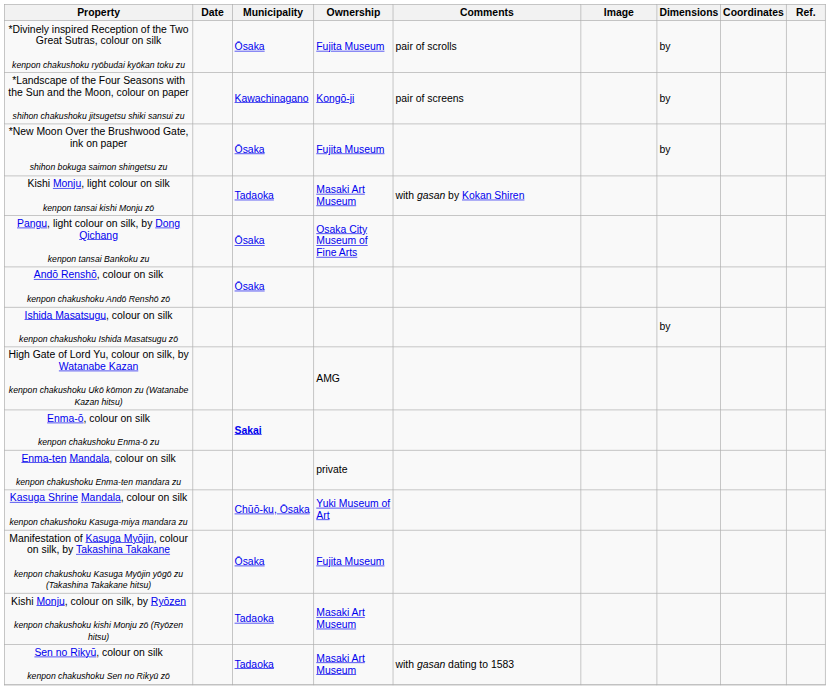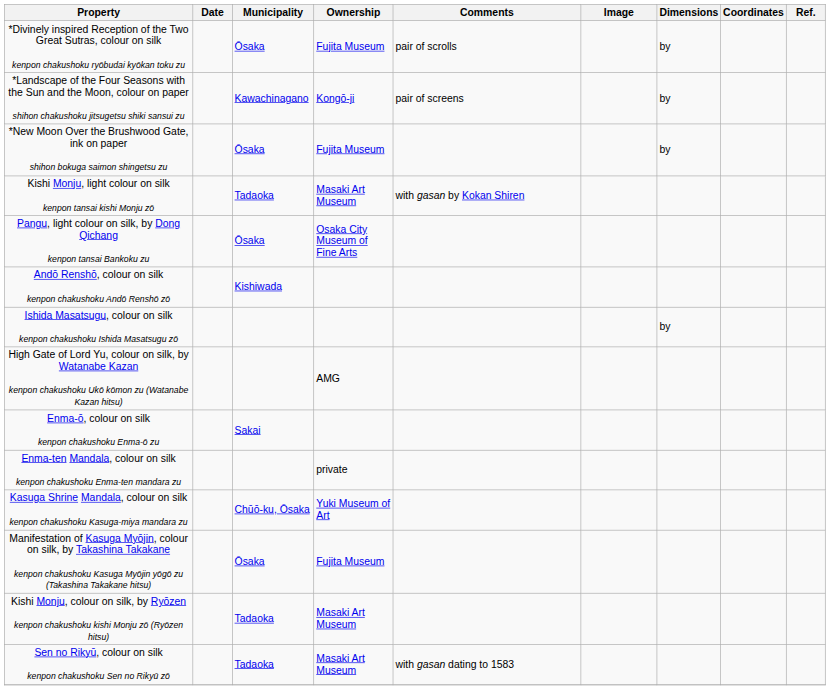(250, 287) Ōsaka -> (258, 287) Kishiwada
(248, 430) bold -> (248, 430) normal
